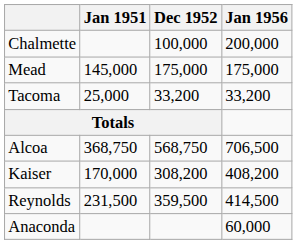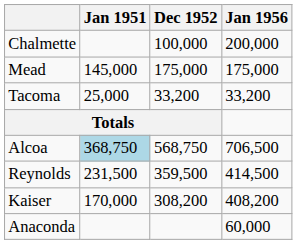(110, 148) no background -> (110, 148) lightblue background
rows swapped: (39, 200) <-> (30, 174)
